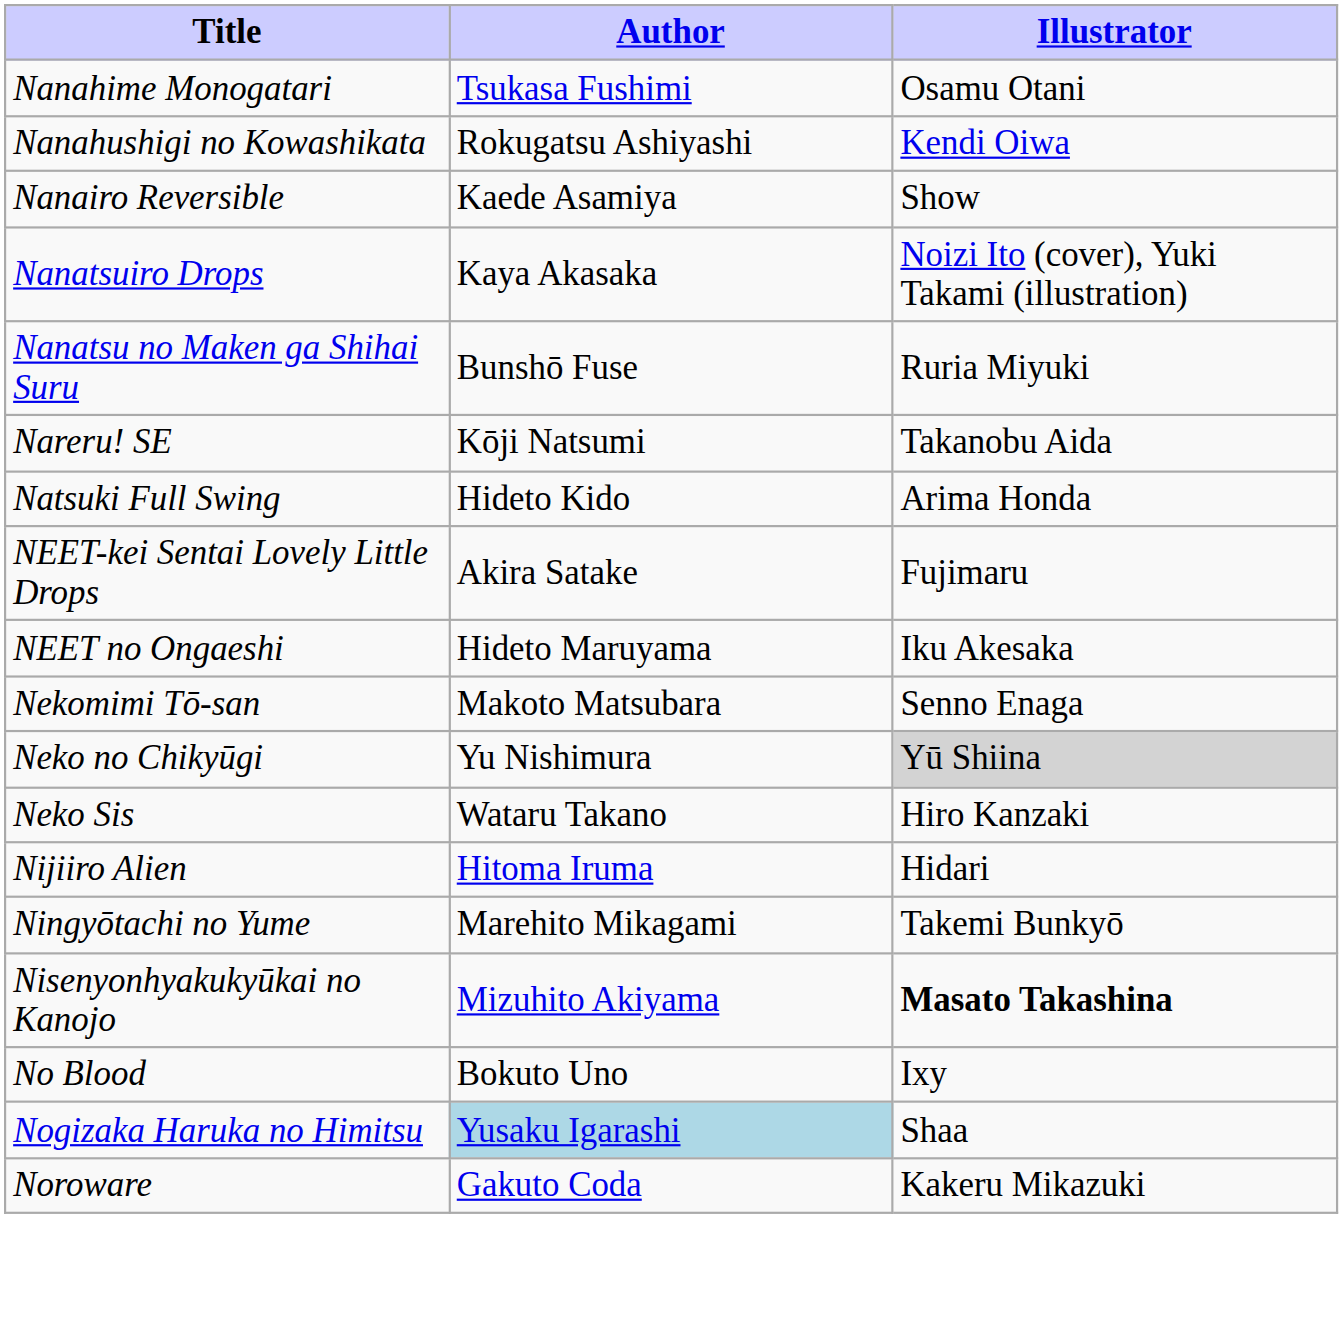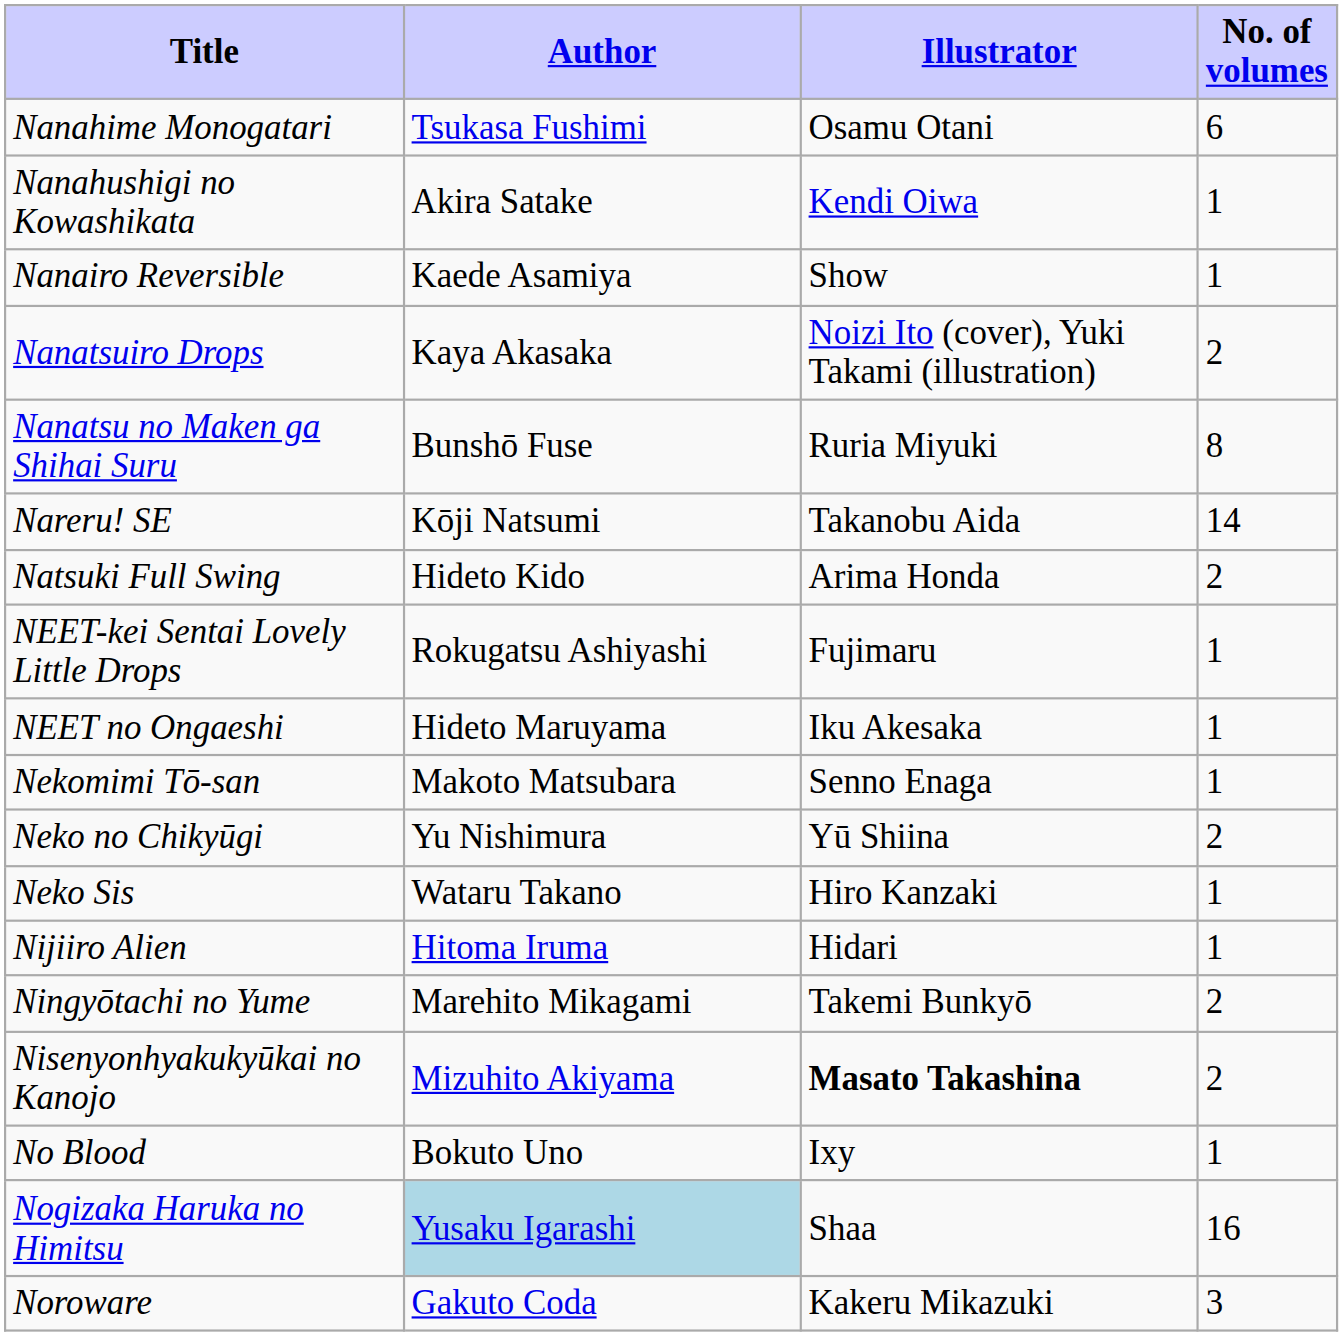+ column: (1267, 51)
(605, 142) Rokugatsu Ashiyashi -> (502, 201) Akira Satake
(547, 572) Akira Satake -> (559, 651) Rokugatsu Ashiyashi
(971, 758) lightgrey background -> (879, 836) no background
